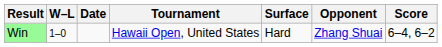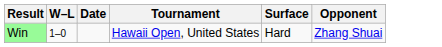- column: (411, 14)
